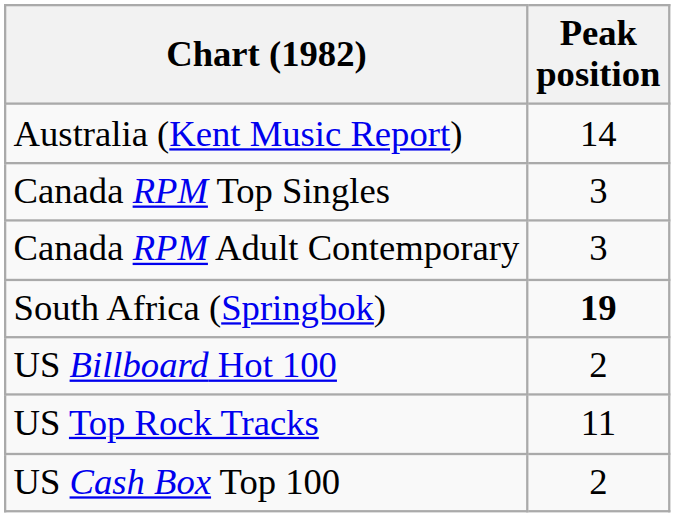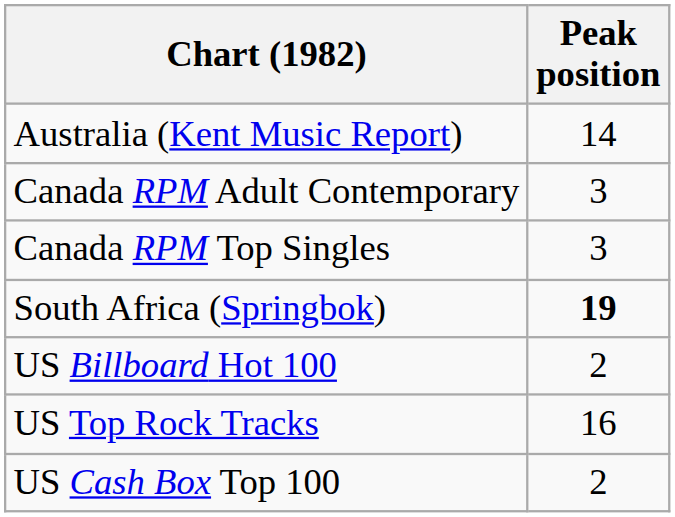rows swapped: (202, 190) <-> (266, 249)
(598, 423) 11 -> (598, 423) 16
